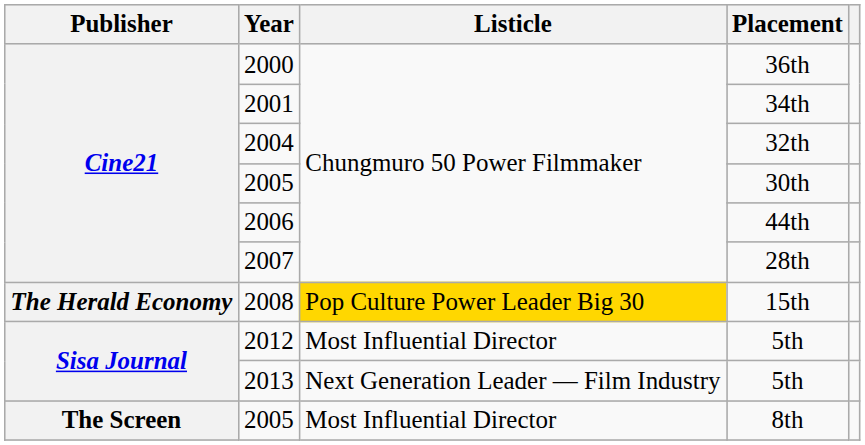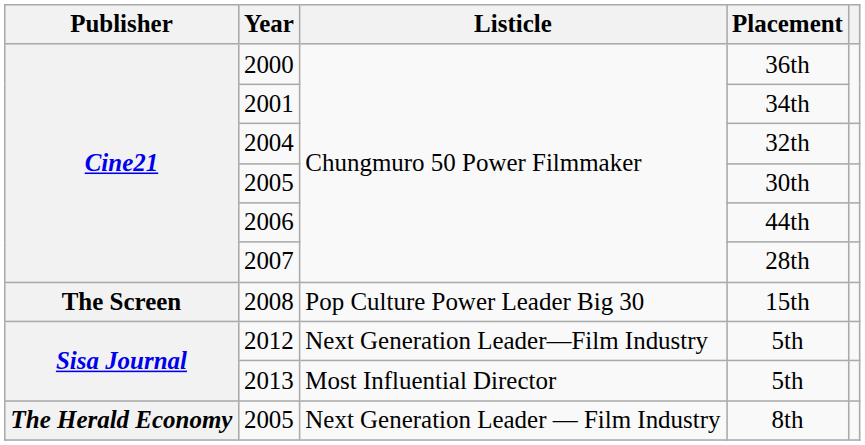(121, 301) The Herald Economy -> (121, 301) The Screen
(475, 301) gold background -> (475, 301) no background
(431, 340) Most Influential Director -> (507, 340) Next Generation Leader—Film Industry
(513, 380) Next Generation Leader — Film Industry -> (431, 380) Most Influential Director
(121, 420) The Screen -> (121, 420) The Herald Economy
(431, 420) Most Influential Director -> (513, 420) Next Generation Leader — Film Industry
